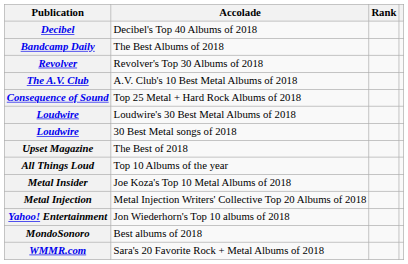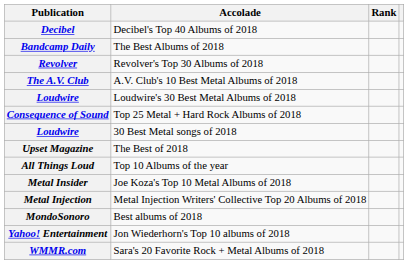rows swapped: (58, 115) <-> (58, 98)
rows swapped: (58, 234) <-> (58, 217)
